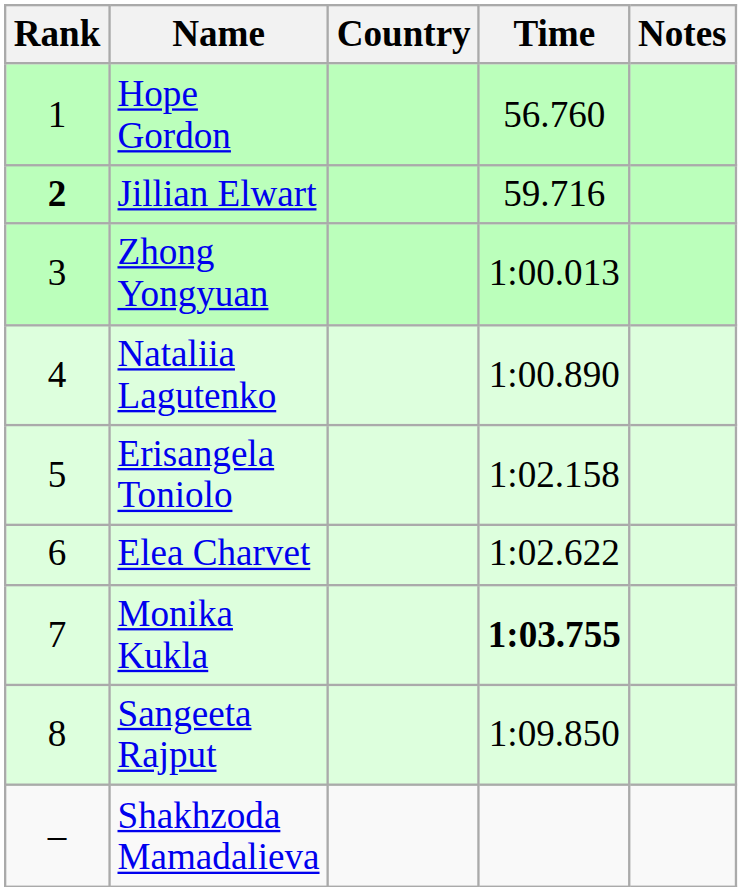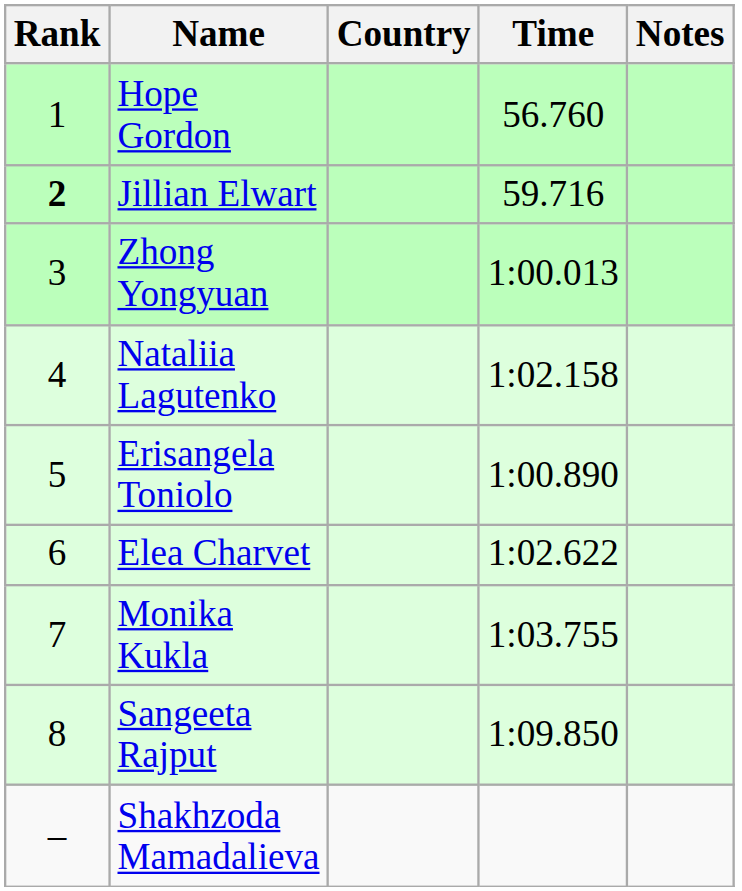(554, 373) 1:00.890 -> (553, 373) 1:02.158
(554, 474) 1:02.158 -> (553, 474) 1:00.890
(554, 633) bold -> (553, 633) normal
